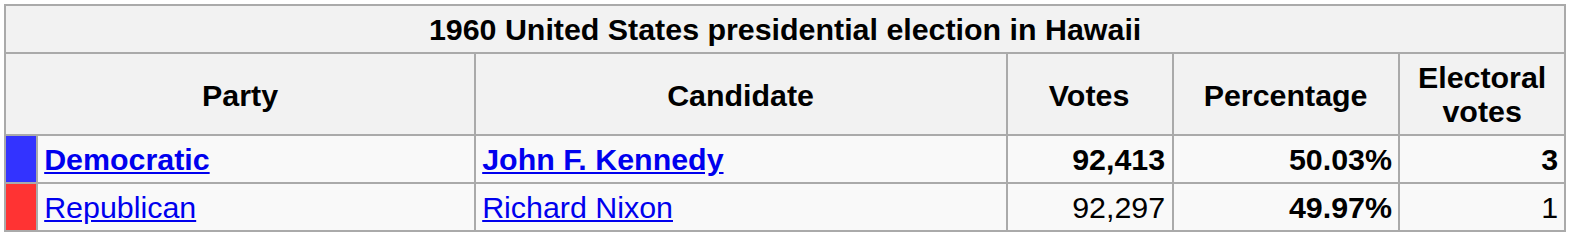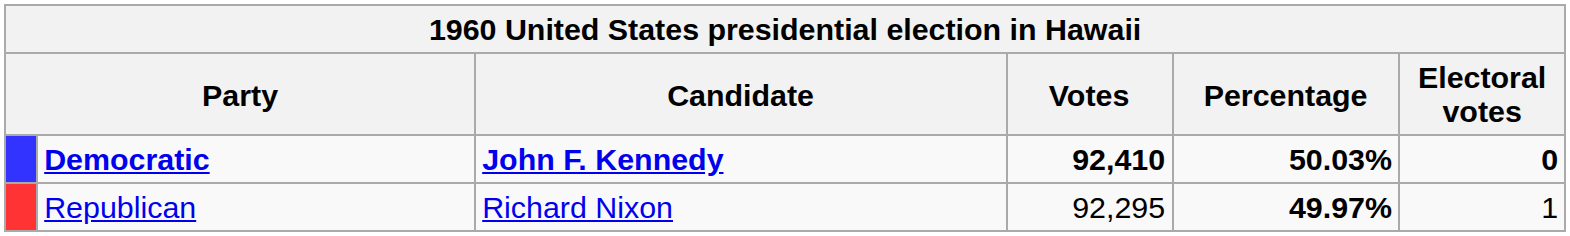(1119, 160) 92,413 -> (1119, 160) 92,410
(1550, 160) 3 -> (1550, 160) 0
(1119, 208) 92,297 -> (1119, 208) 92,295
